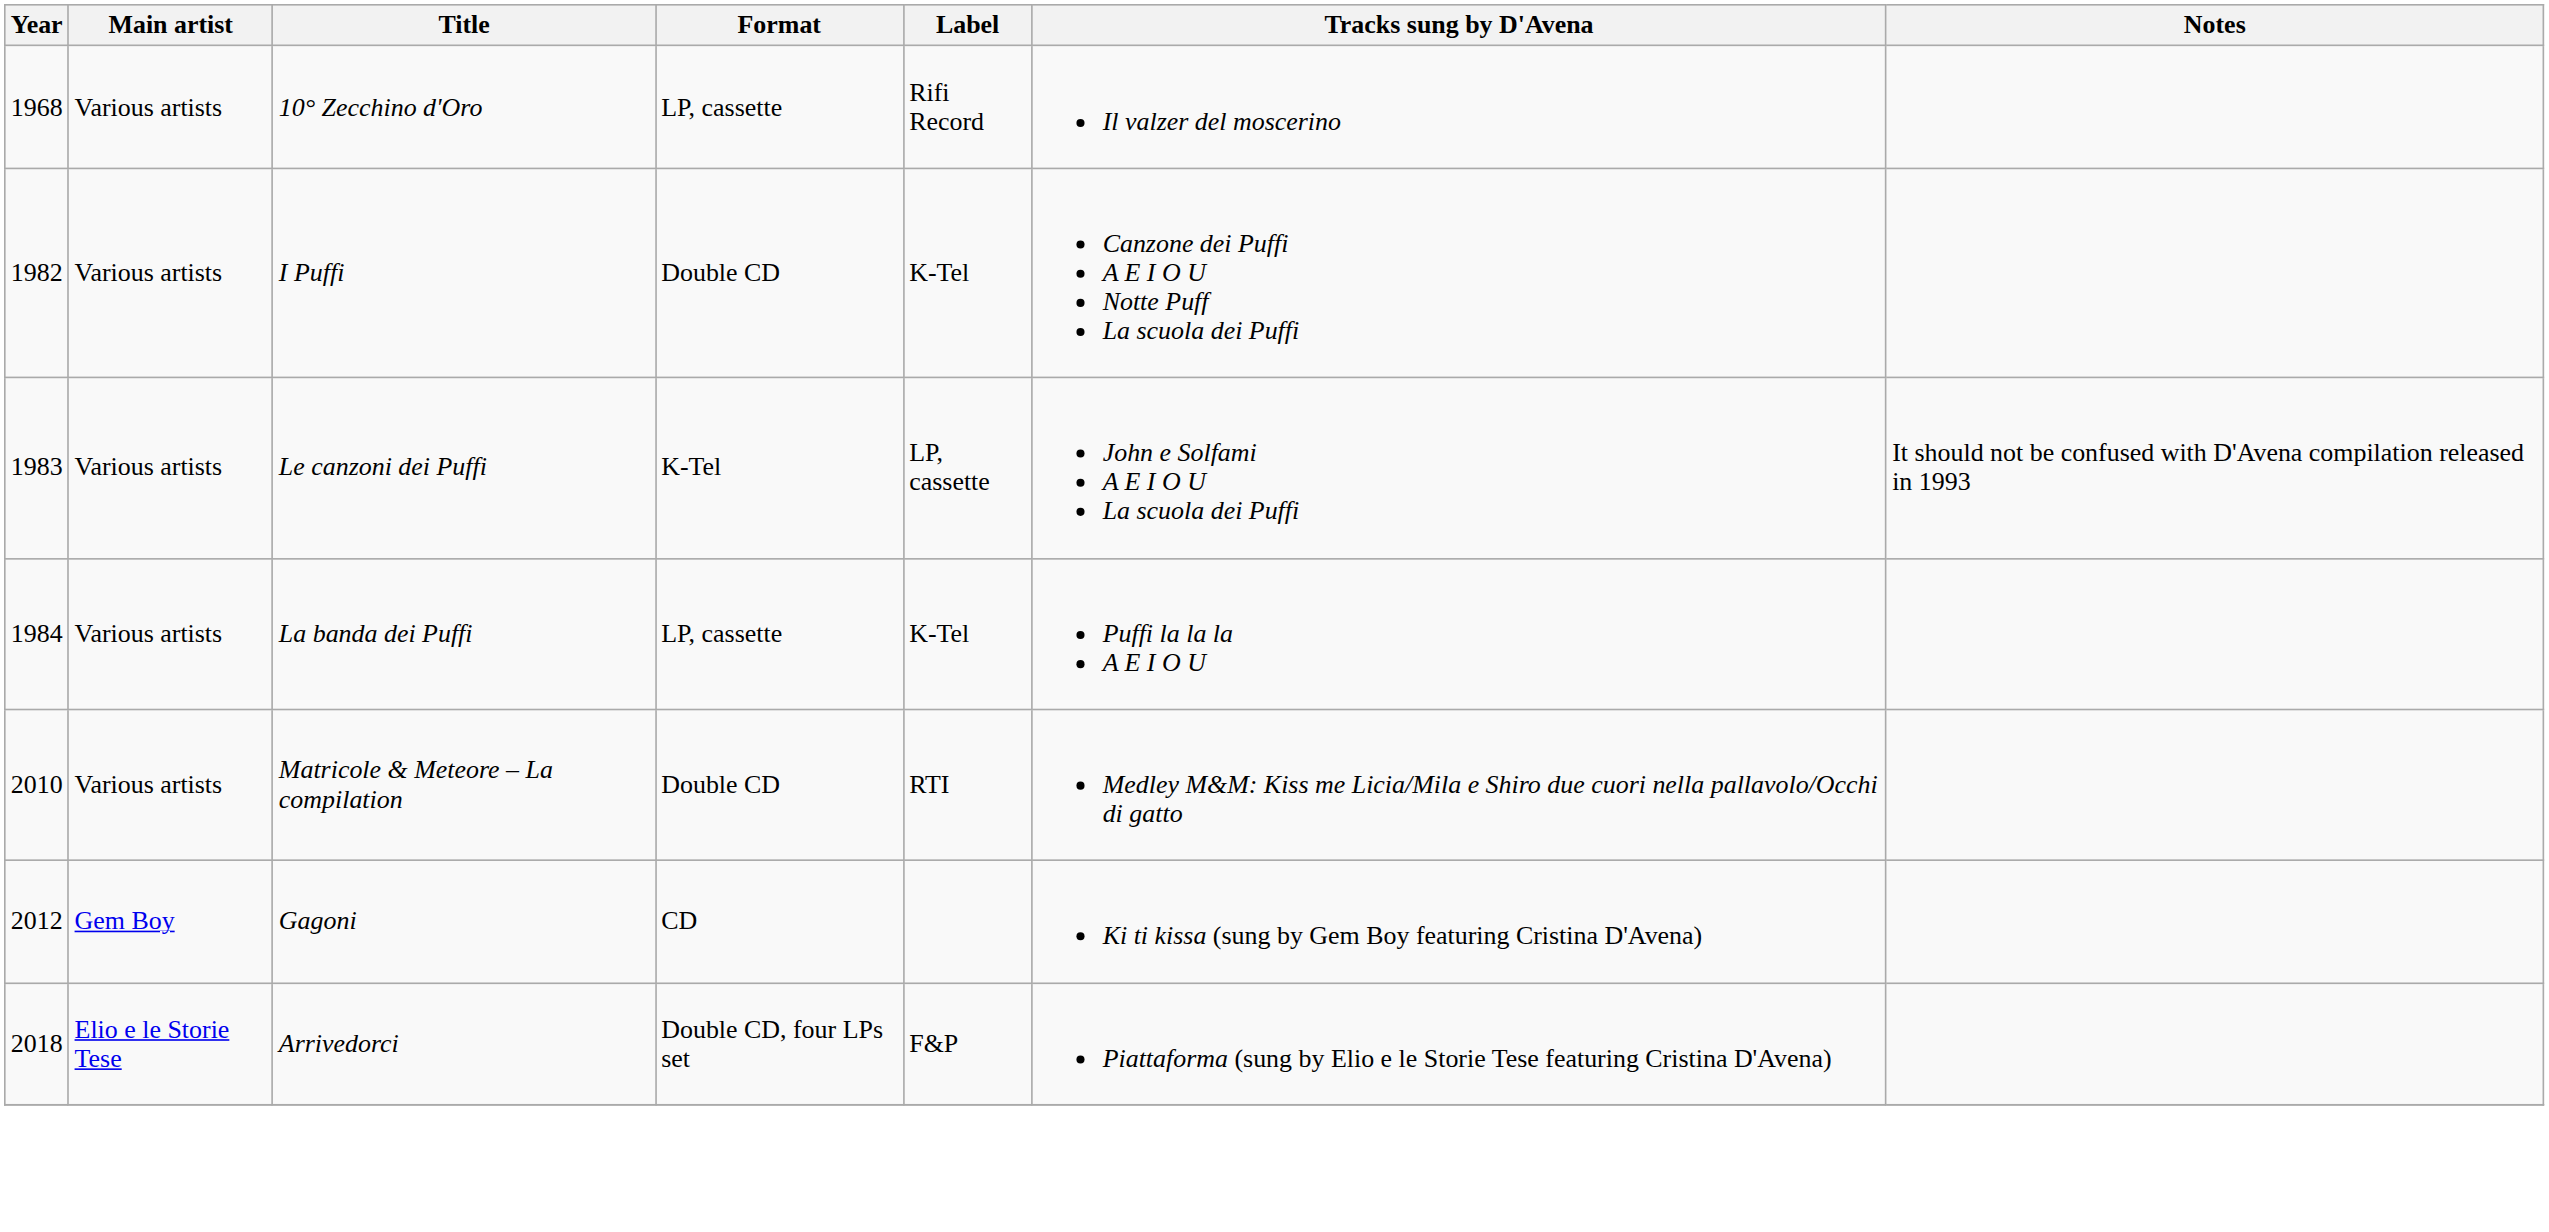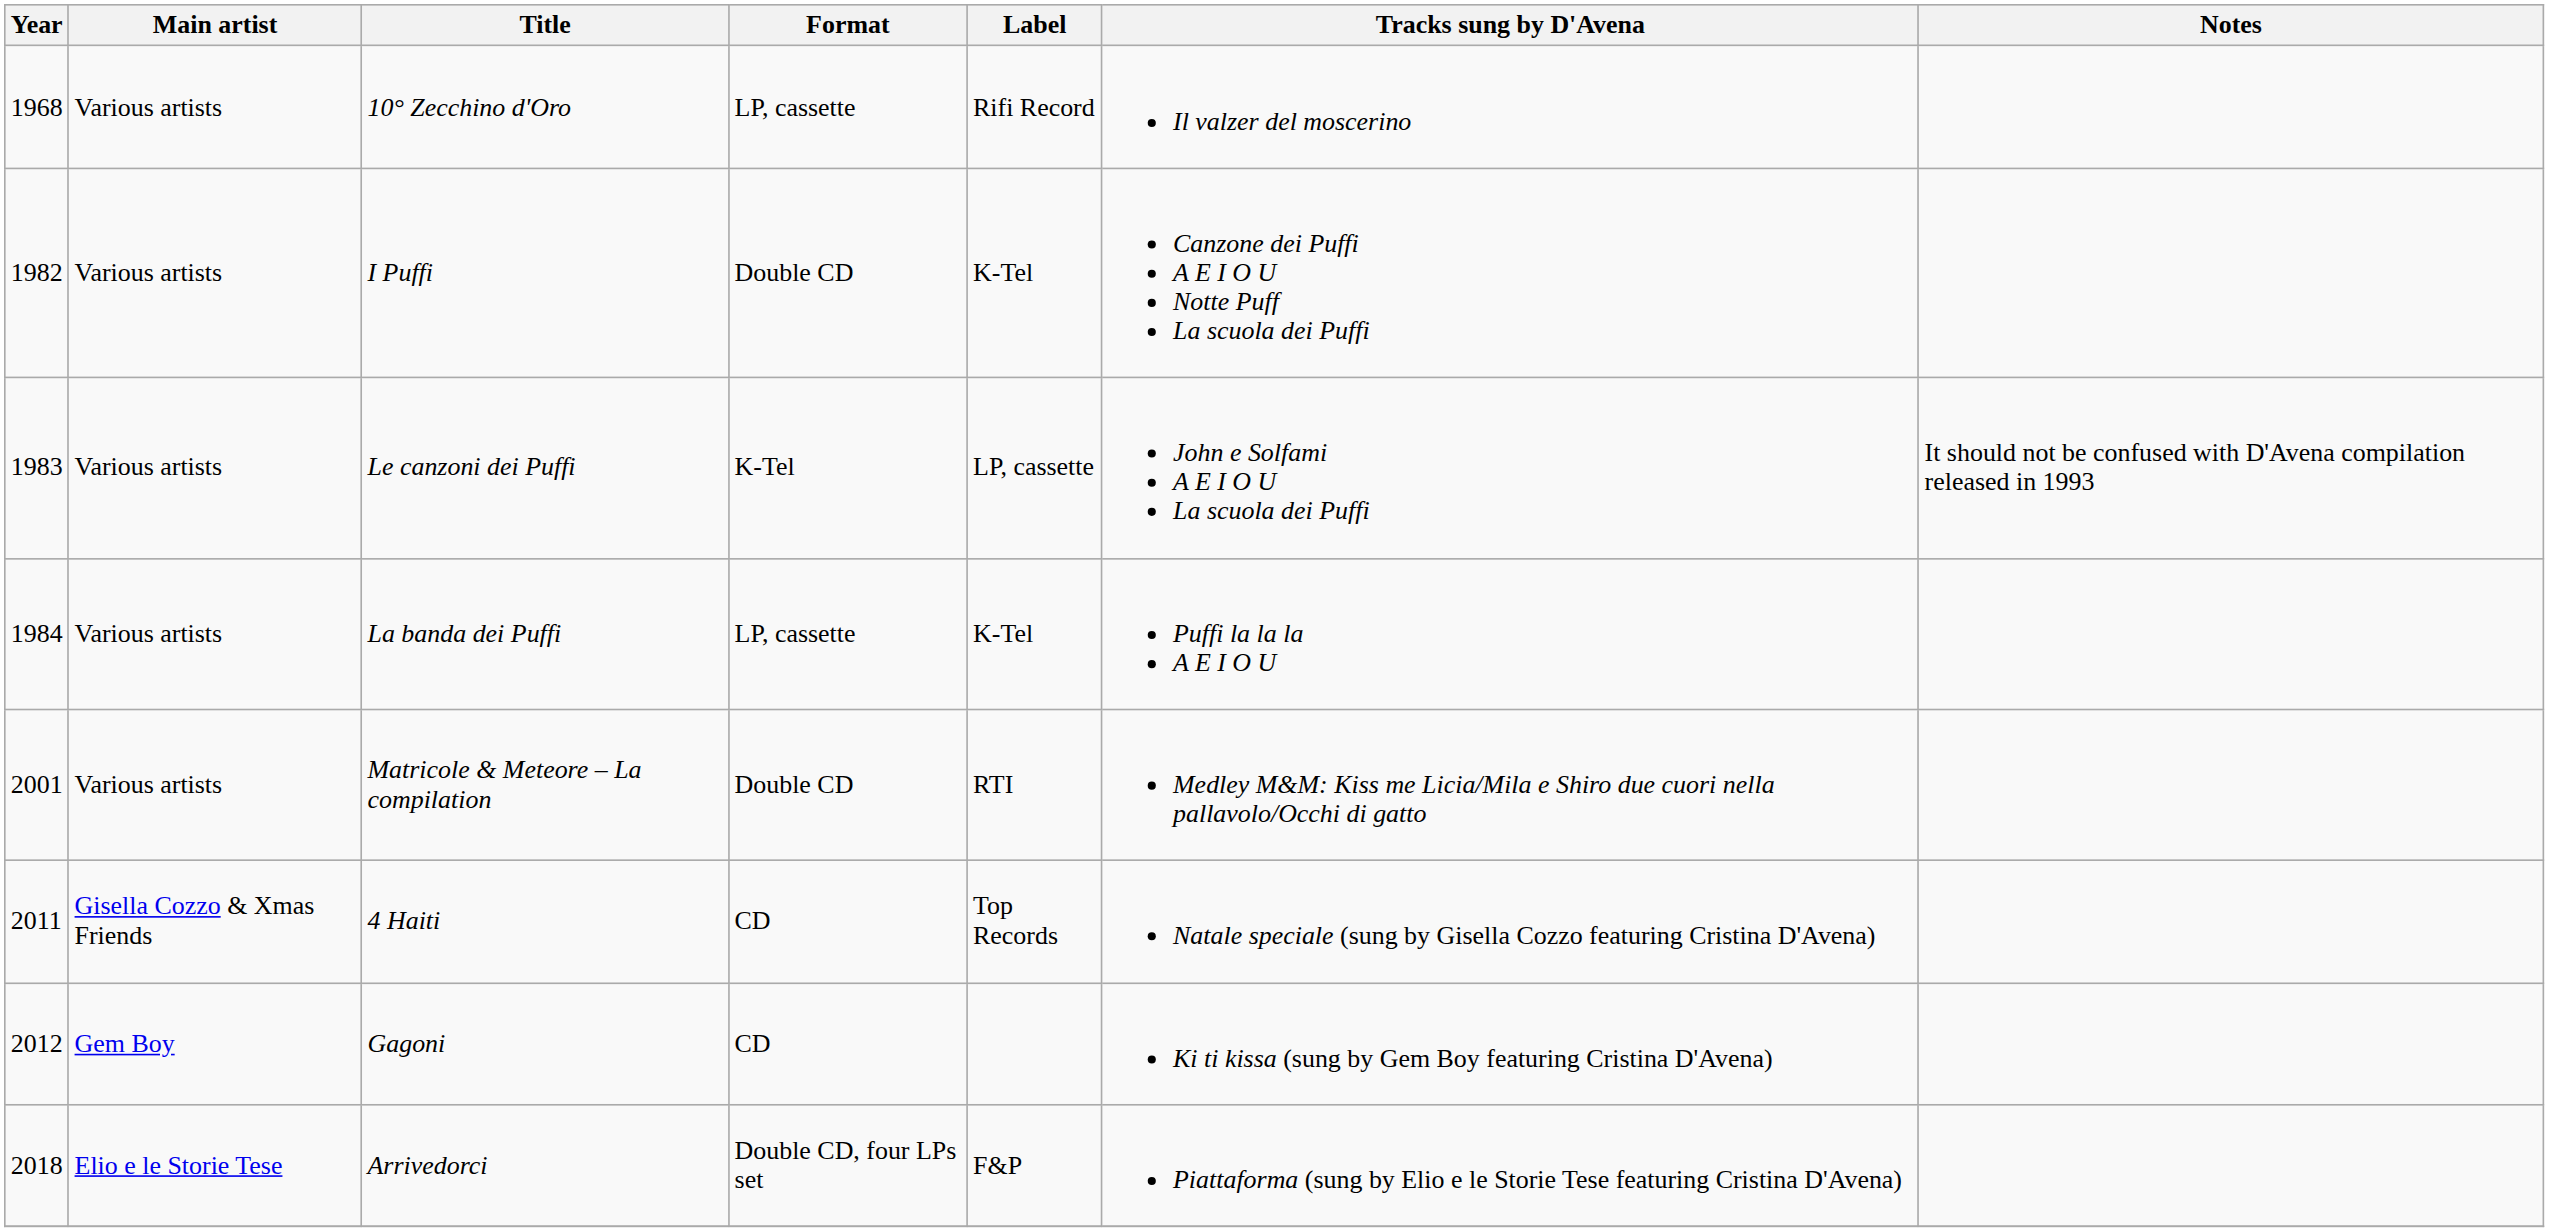(37, 784) 2010 -> (37, 784) 2001
+ row: (404, 921)
